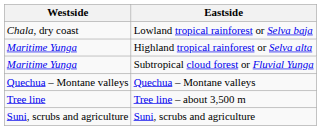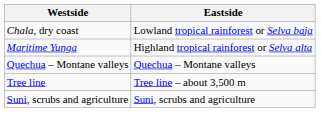- row: (224, 64)
